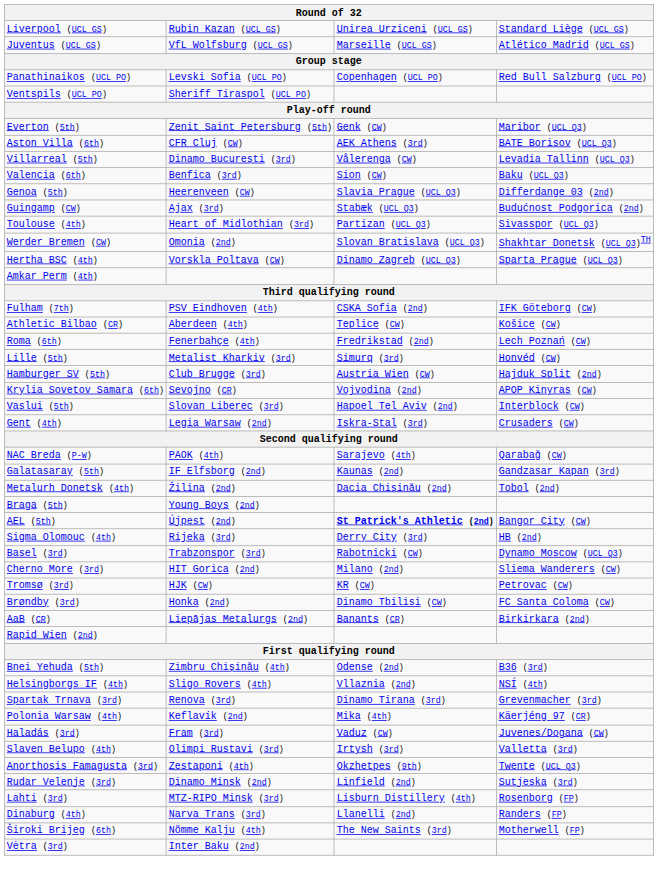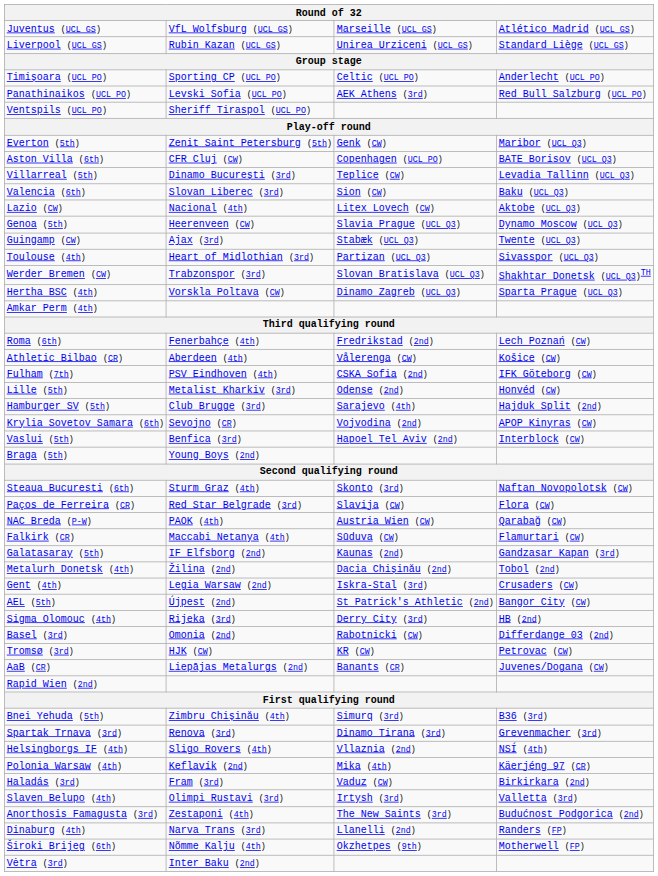rows swapped: (54, 45) <-> (57, 29)
+ row: (57, 78)
(390, 78) Copenhagen (UCL PO) -> (382, 94) AEK Athens (3rd)
(382, 143) AEK Athens (3rd) -> (390, 159) Copenhagen (UCL PO)
(377, 159) Vålerenga (CW) -> (371, 176) Teplice (CW)
(205, 176) Benfica (3rd) -> (226, 192) Slovan Liberec (3rd)
+ row: (35, 208)
(556, 192) Differdange 03 (2nd) -> (561, 225) Dynamo Moscow (UCL Q3)
(571, 208) Budućnost Podgorica (2nd) -> (540, 241) Twente (UCL Q3)
(202, 242) Omonia (2nd) -> (217, 275) Trabzonspor (3rd)
rows swapped: (40, 309) <-> (34, 341)
(371, 325) Teplice (CW) -> (377, 358) Vålerenga (CW)
(370, 358) Simurq (3rd) -> (370, 390) Odense (2nd)
(386, 374) Austria Wien (CW) -> (376, 407) Sarajevo (4th)
(226, 407) Slovan Liberec (3rd) -> (205, 439) Benfica (3rd)
rows swapped: (37, 505) <-> (34, 423)
+ row: (70, 488)
+ row: (71, 505)
(376, 456) Sarajevo (4th) -> (386, 521) Austria Wien (CW)
+ row: (41, 537)
(415, 521) bold -> (415, 602) normal
(217, 553) Trabzonspor (3rd) -> (202, 635) Omonia (2nd)
(561, 553) Dynamo Moscow (UCL Q3) -> (556, 635) Differdange 03 (2nd)
- row: (55, 570)
- row: (43, 602)
(544, 619) Birkirkara (2nd) -> (554, 668) Juvenes/Dogana (CW)
(370, 668) Odense (2nd) -> (370, 717) Simurq (3rd)
rows swapped: (67, 684) <-> (64, 700)
(554, 733) Juvenes/Dogana (CW) -> (544, 782) Birkirkara (2nd)
(379, 766) Okzhetpes (9th) -> (394, 815) The New Saints (3rd)
(540, 766) Twente (UCL Q3) -> (571, 815) Budućnost Podgorica (2nd)
- row: (61, 782)
- row: (37, 798)
(394, 831) The New Saints (3rd) -> (379, 847) Okzhetpes (9th)
